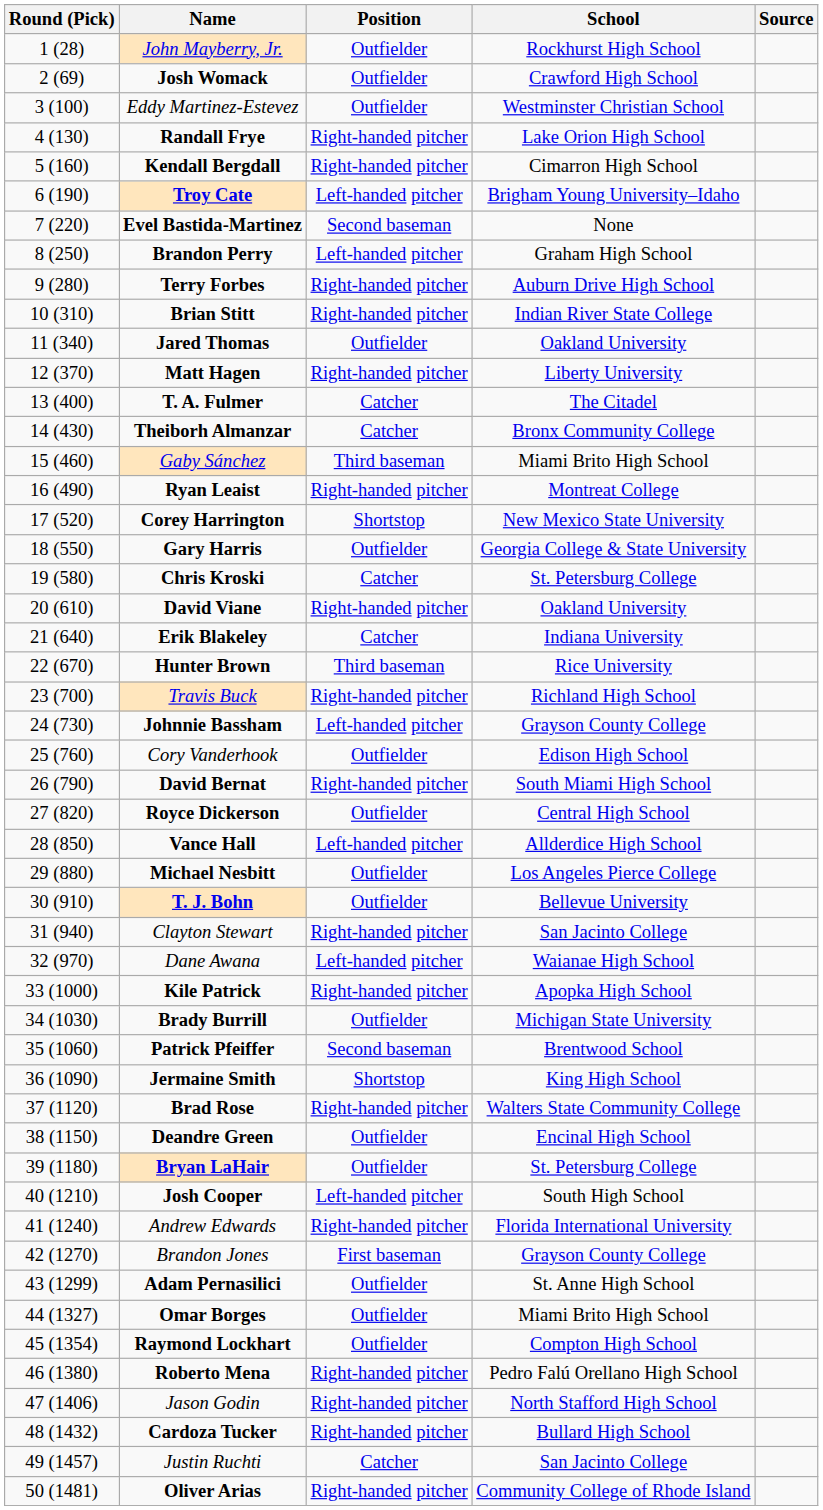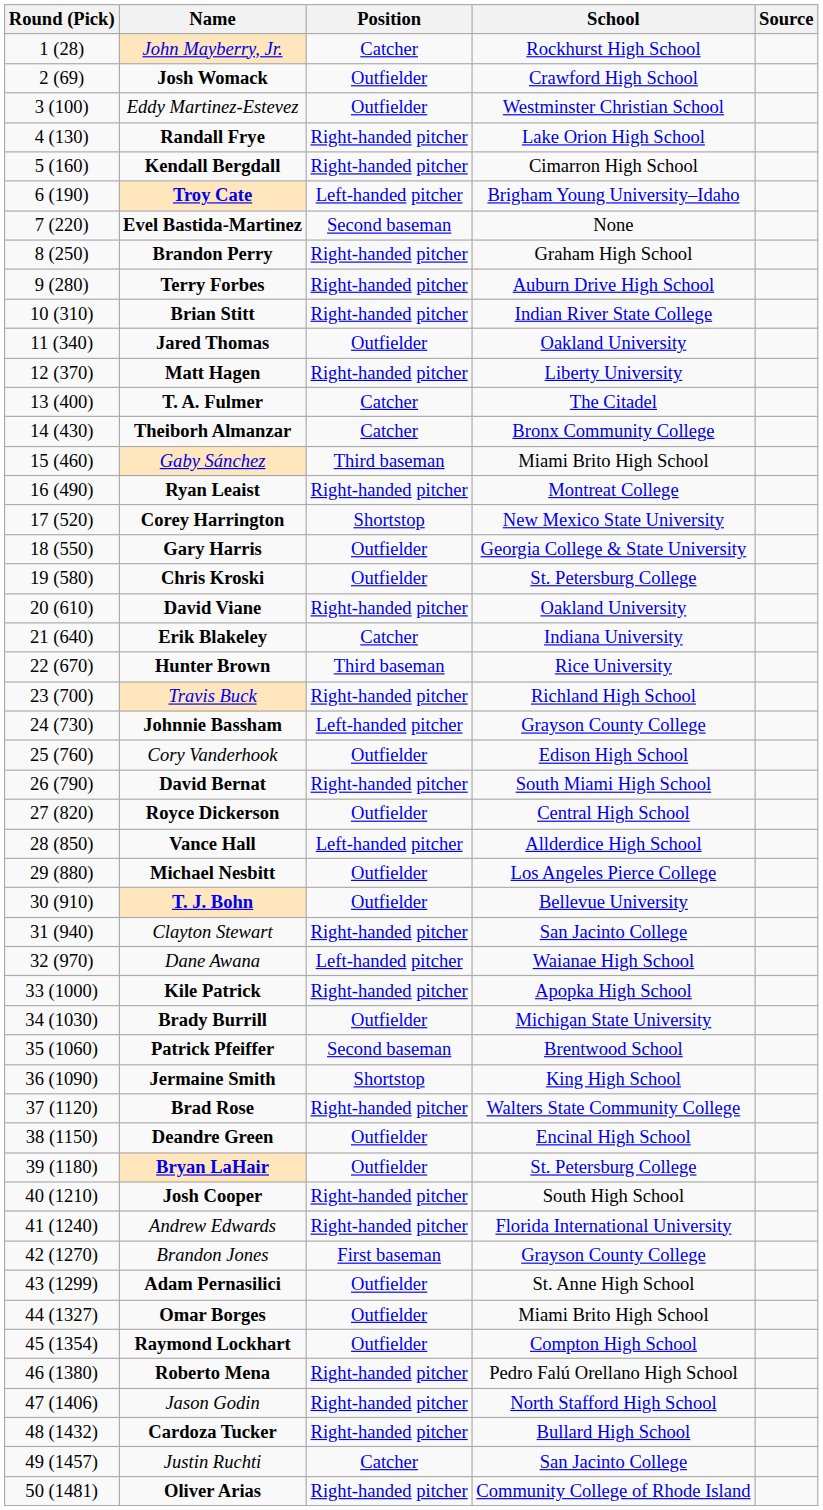(389, 48) Outfielder -> (389, 48) Catcher
(389, 254) Left-handed pitcher -> (389, 254) Right-handed pitcher
(389, 578) Catcher -> (389, 578) Outfielder
(389, 1196) Left-handed pitcher -> (389, 1196) Right-handed pitcher
